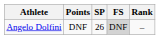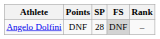(100, 27) 26 -> (100, 27) 28
